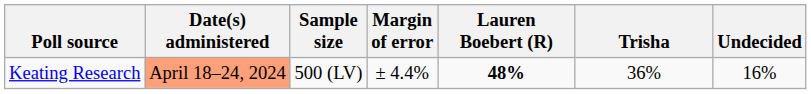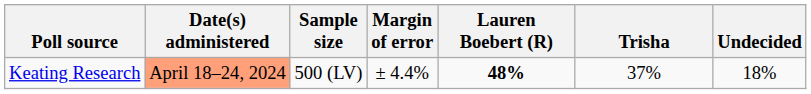(644, 72) 36% -> (644, 72) 37%
(760, 72) 16% -> (760, 72) 18%
